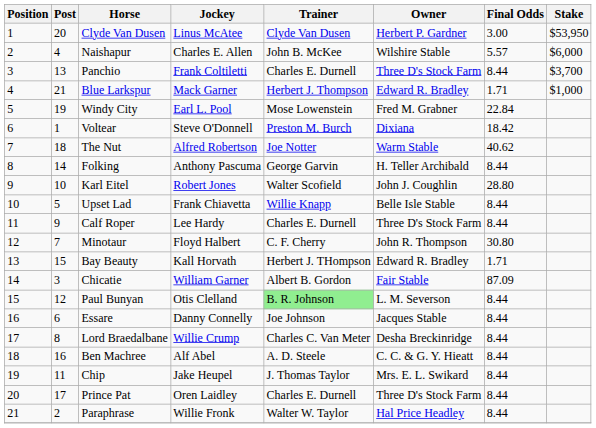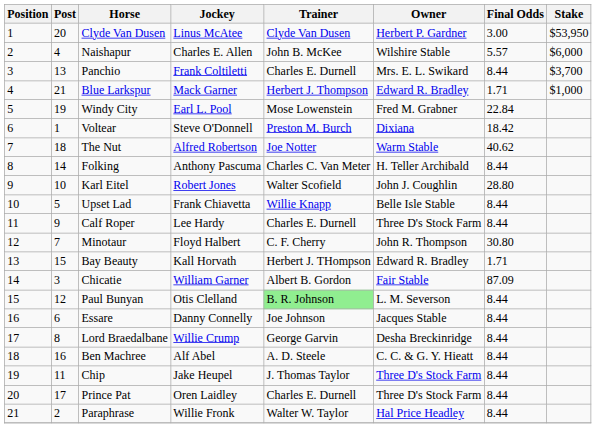(429, 71) Three D's Stock Farm -> (422, 71) Mrs. E. L. Swikard
(302, 166) George Garvin -> (318, 166) Charles C. Van Meter
(318, 337) Charles C. Van Meter -> (302, 337) George Garvin
(422, 375) Mrs. E. L. Swikard -> (429, 375) Three D's Stock Farm
